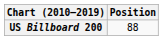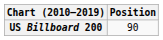(133, 28) 88 -> (133, 28) 90
